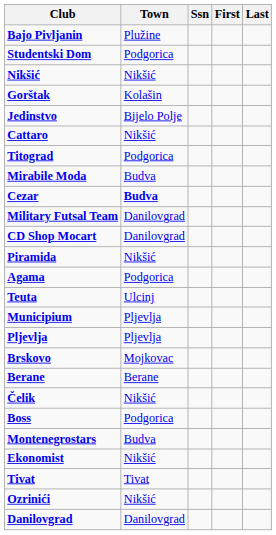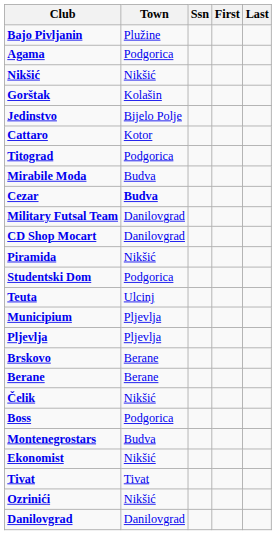rows swapped: (49, 55) <-> (26, 277)
(140, 136) Nikšić -> (138, 136) Kotor
(149, 358) Mojkovac -> (141, 358) Berane
